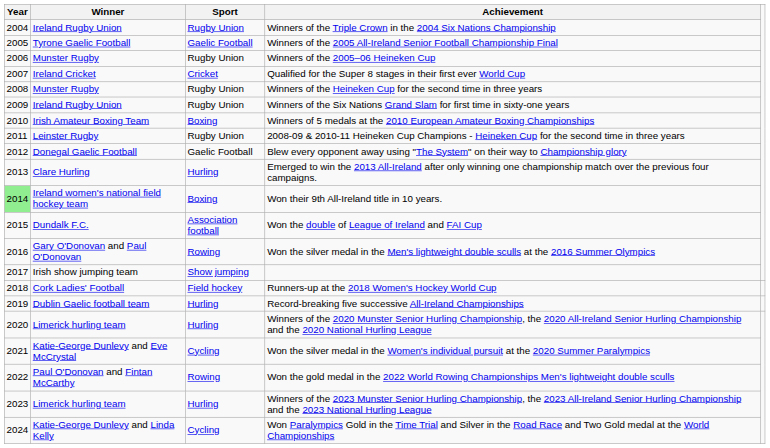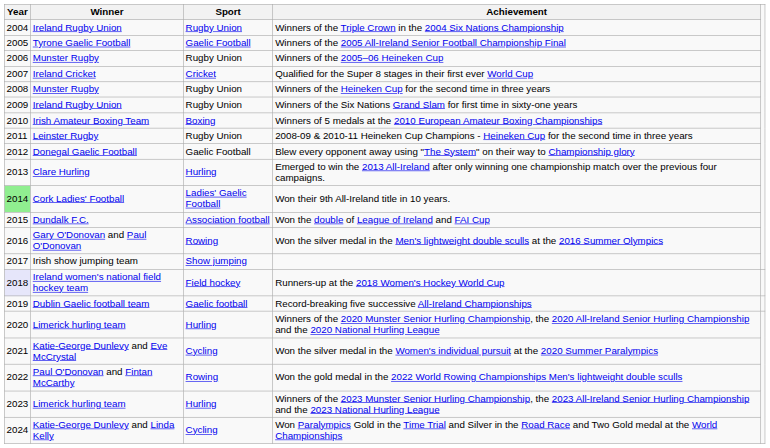(97, 198) Ireland women's national field hockey team -> (78, 198) Cork Ladies' Football
(202, 198) Boxing -> (216, 198) Ladies' Gaelic Football
(17, 288) no background -> (17, 282) lavender background
(78, 288) Cork Ladies' Football -> (97, 282) Ireland women's national field hockey team
(203, 303) Hurling -> (217, 303) Gaelic football
